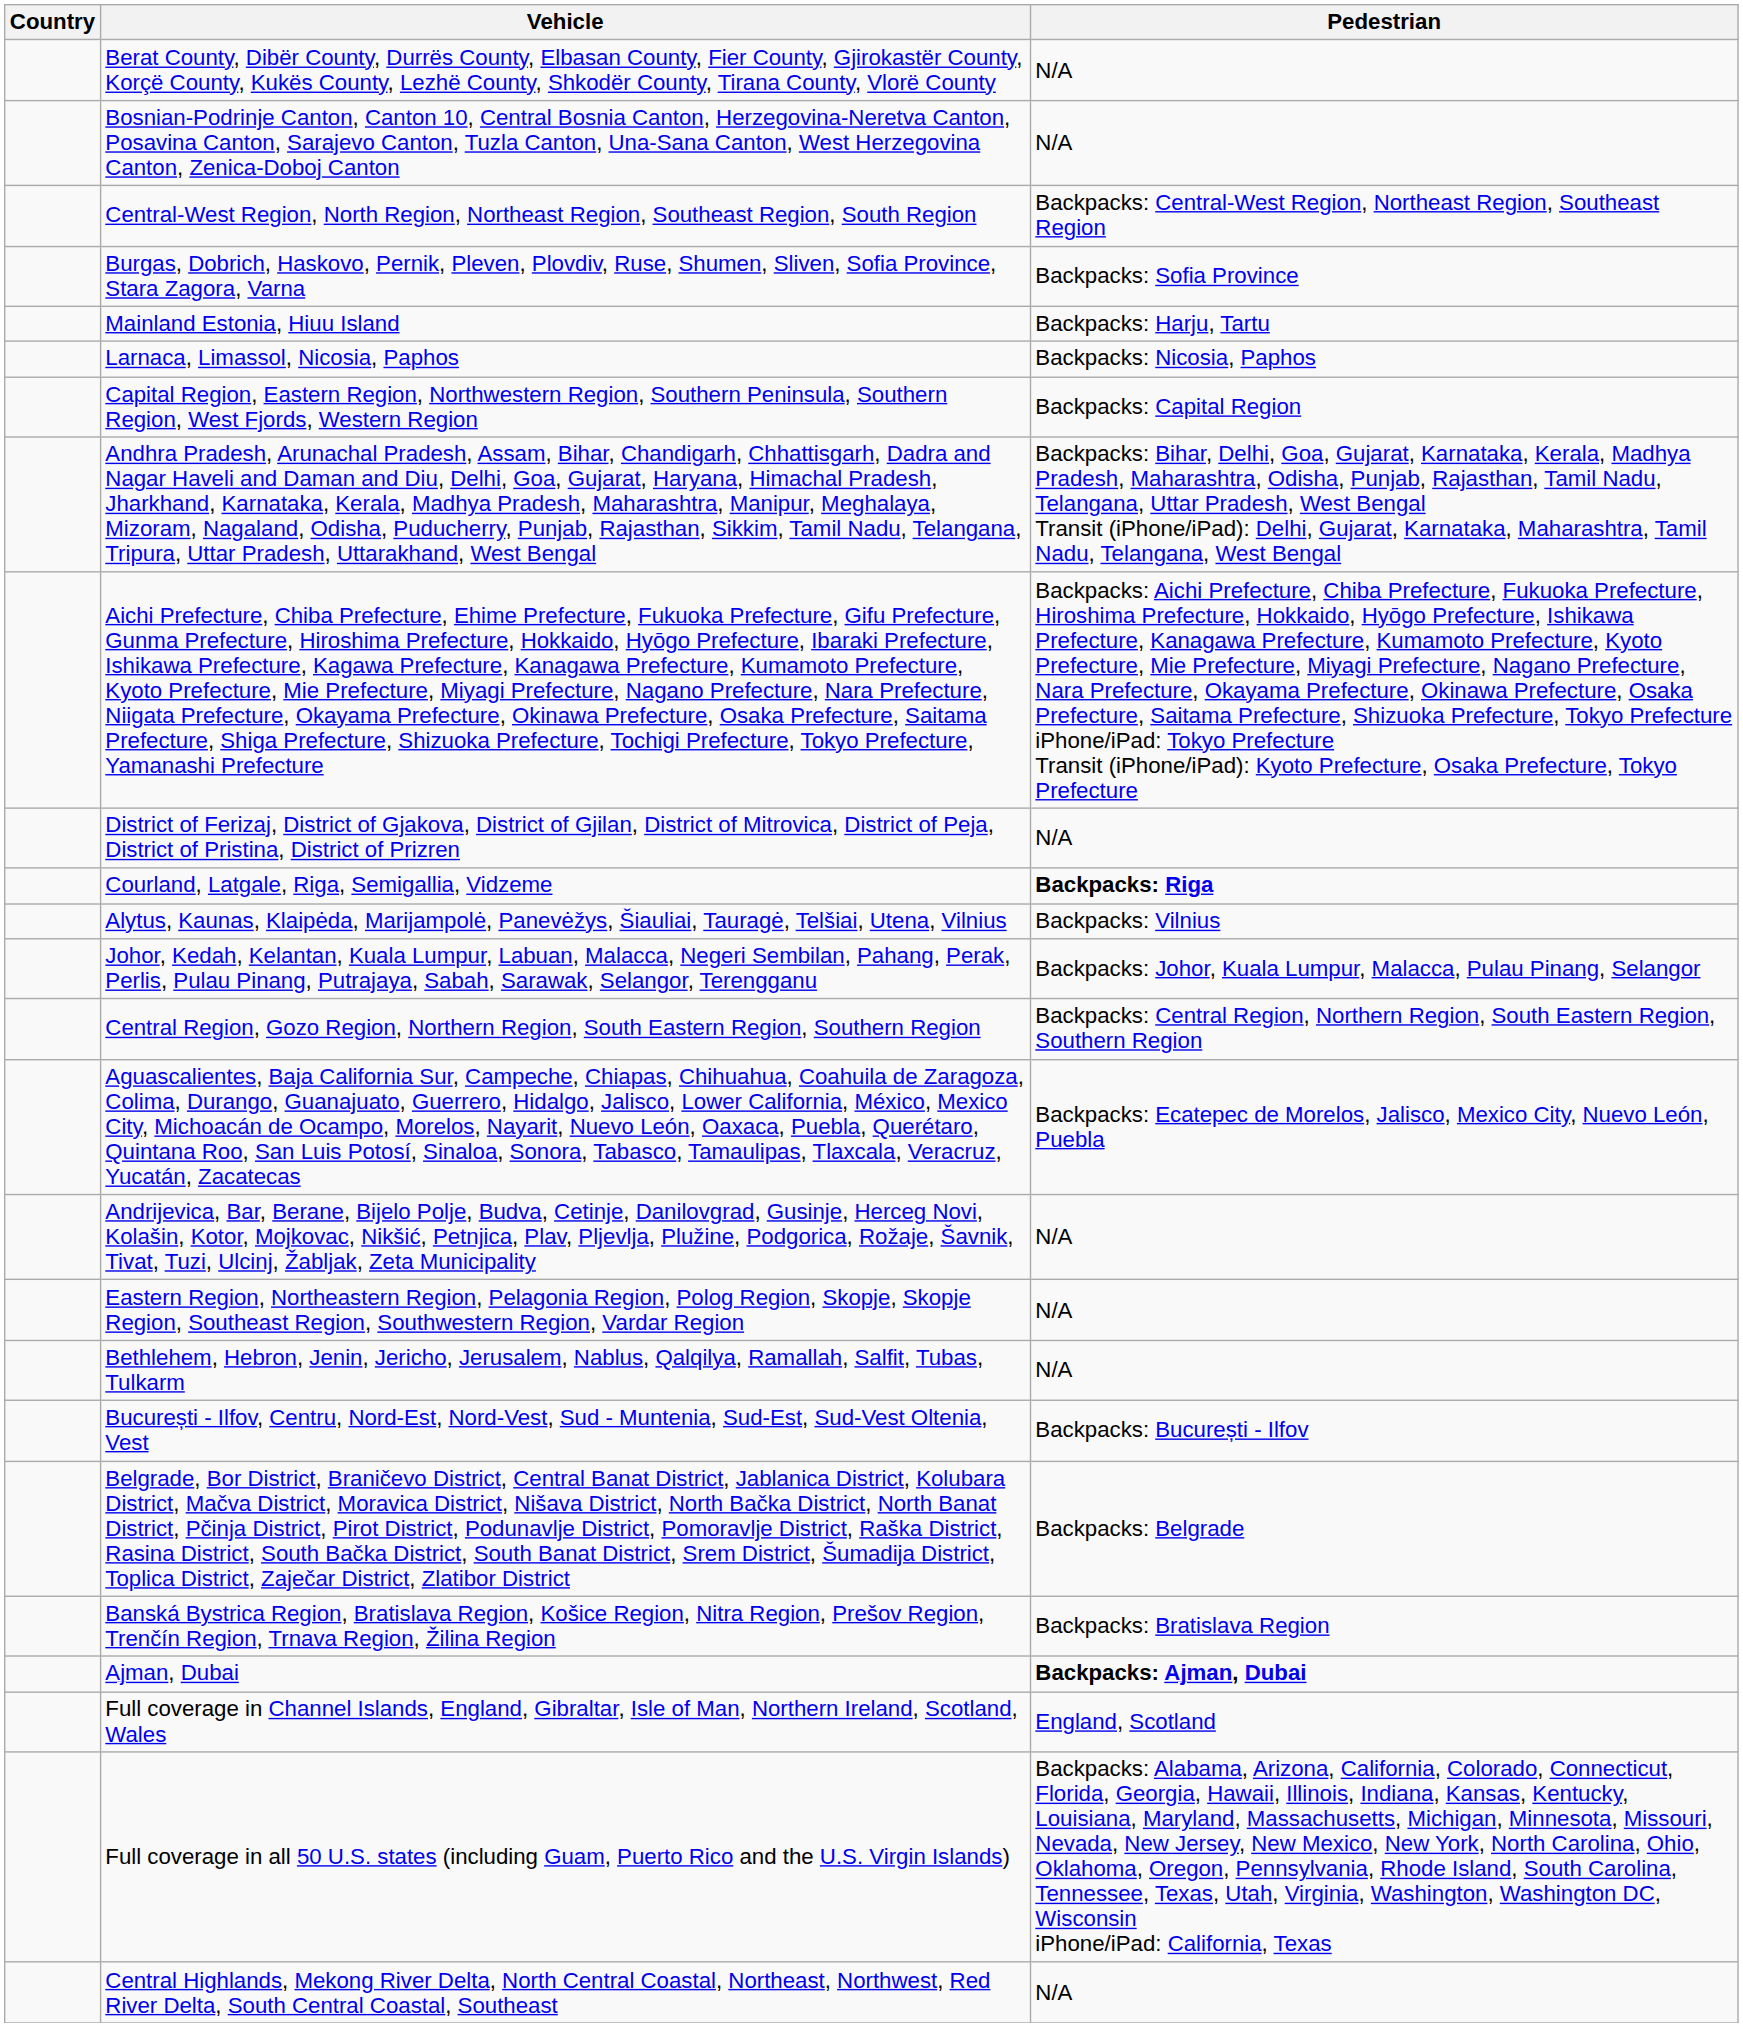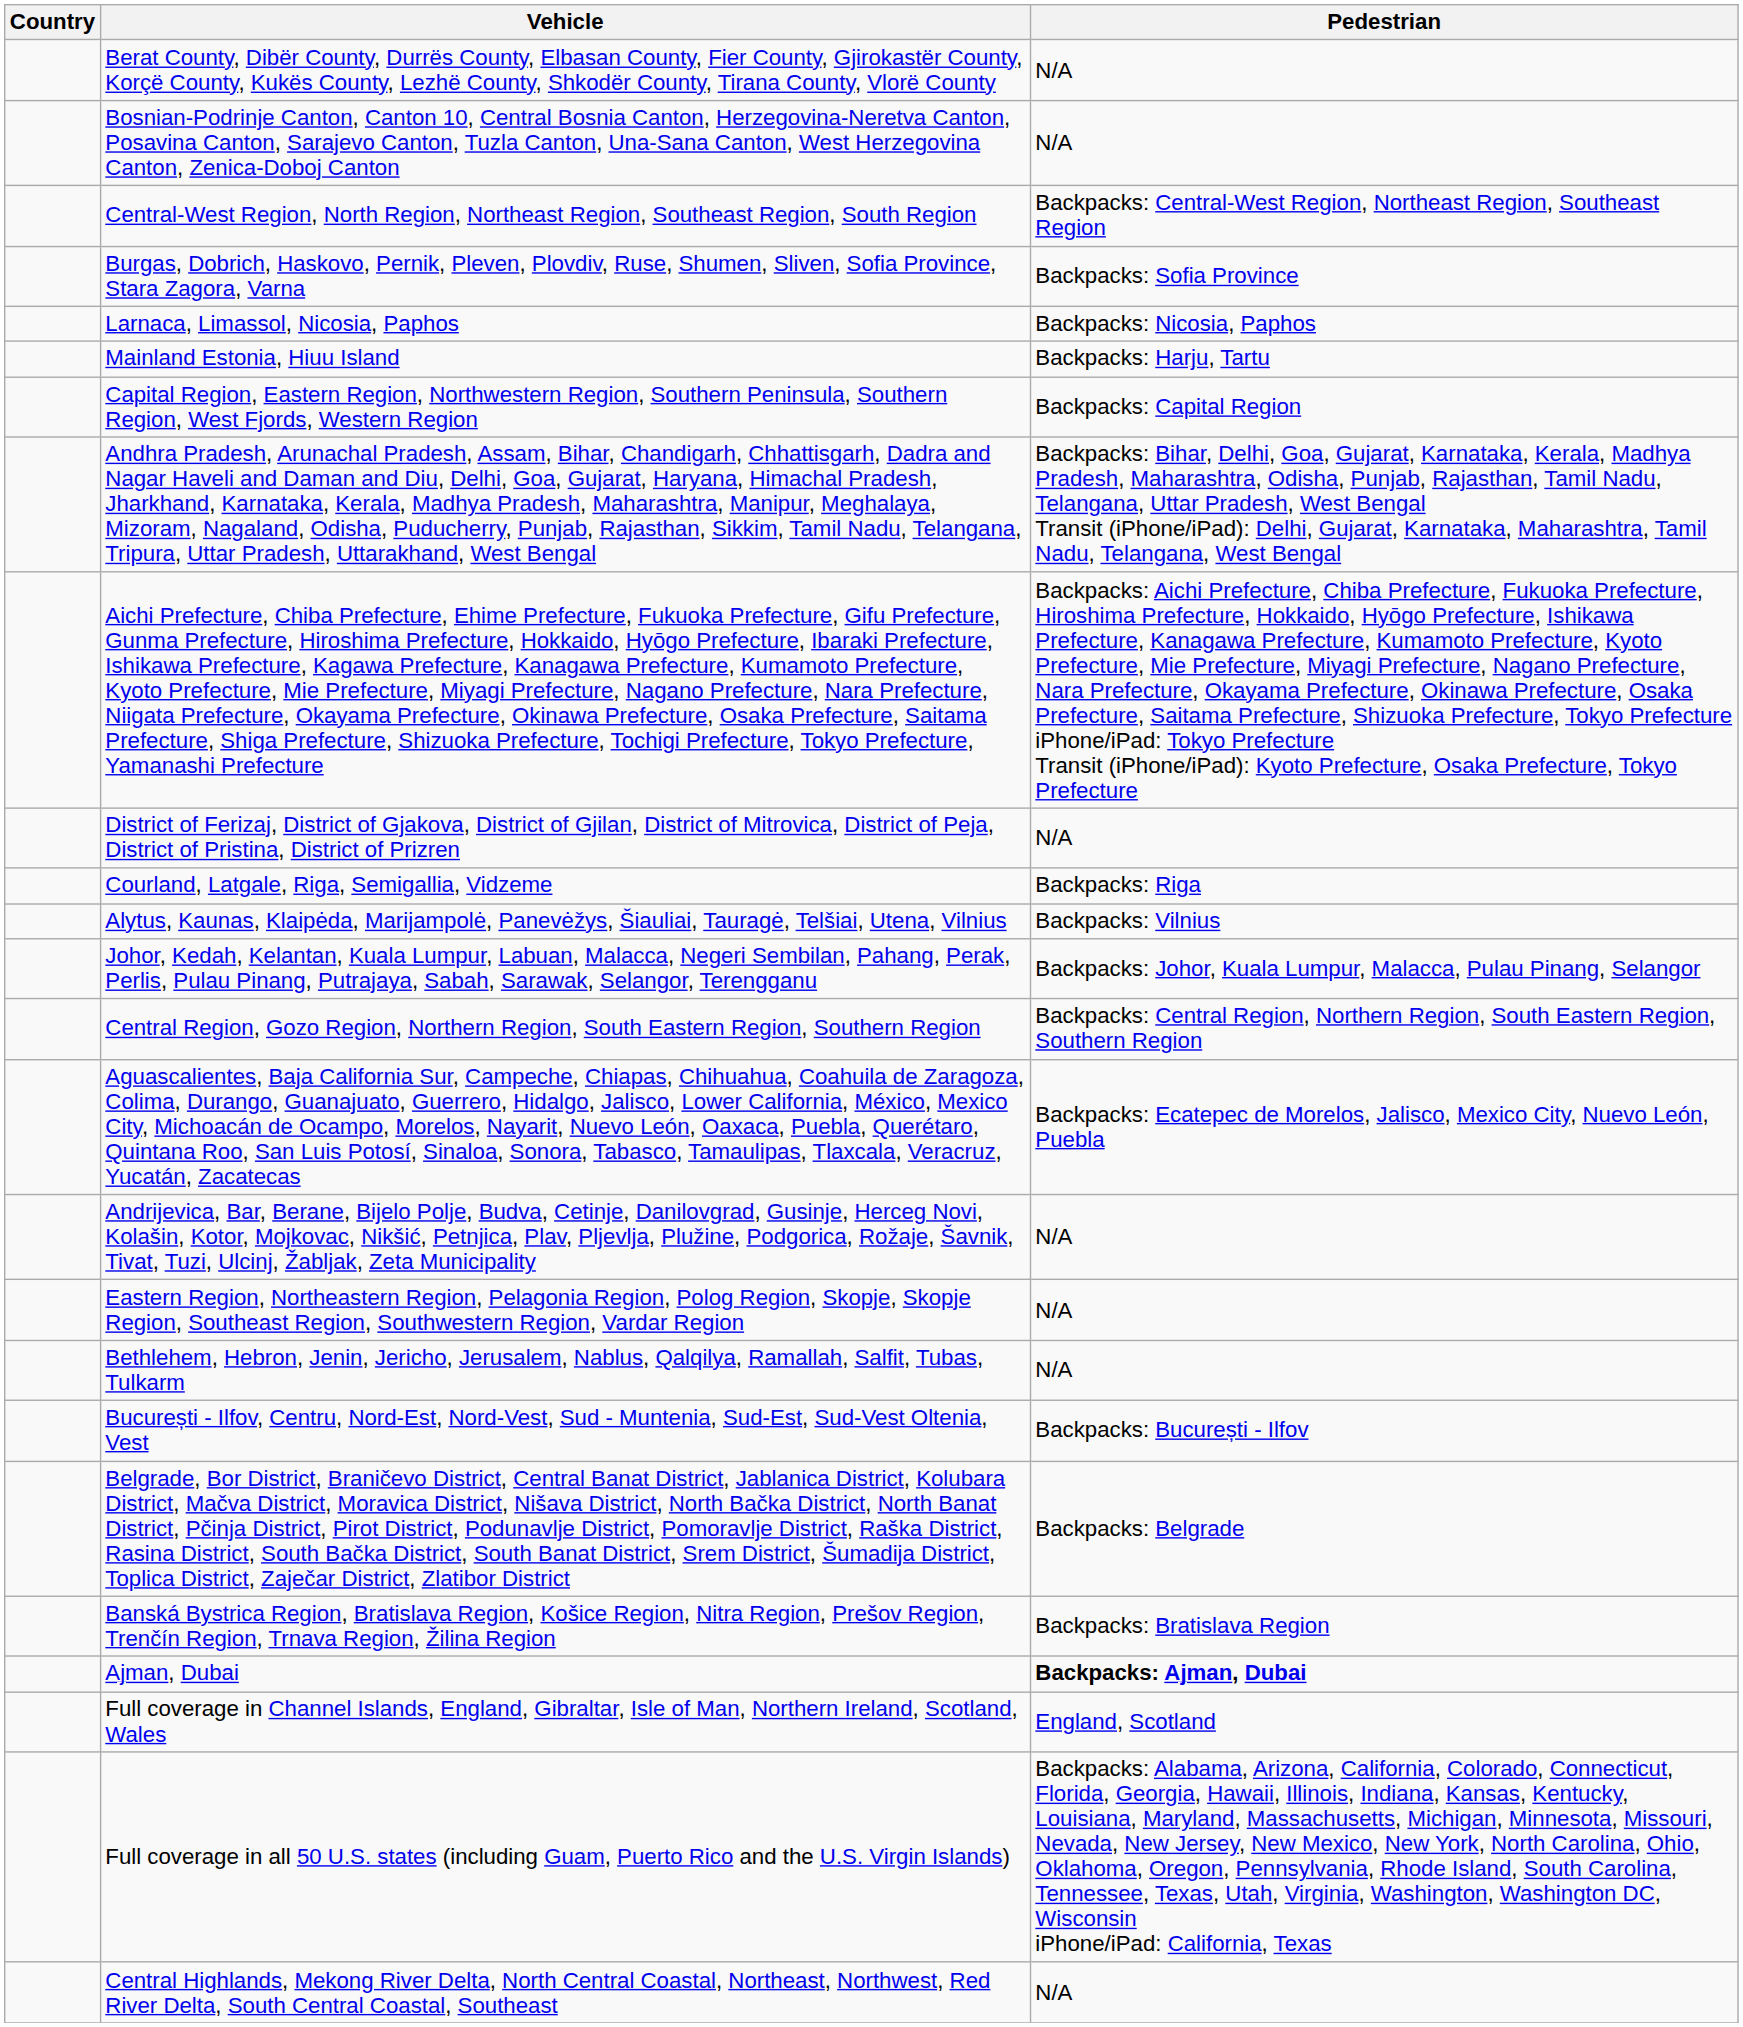rows swapped: (282, 358) <-> (252, 323)
(1124, 885) bold -> (1118, 885) normal
